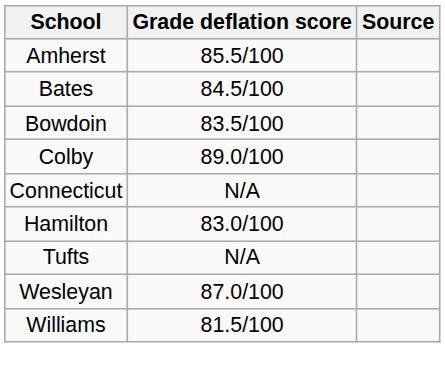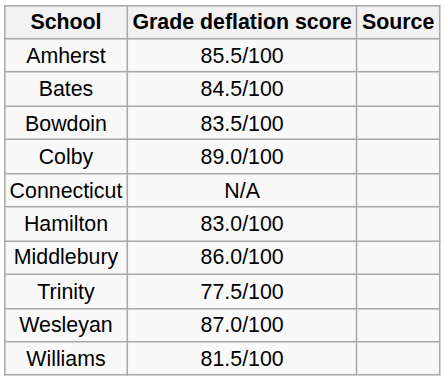+ row: (66, 258)
+ row: (66, 291)
- row: (66, 258)
